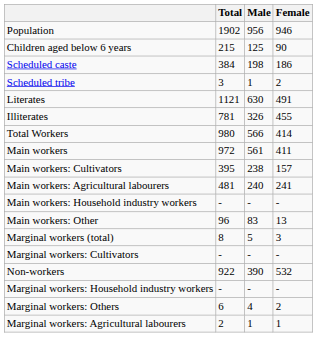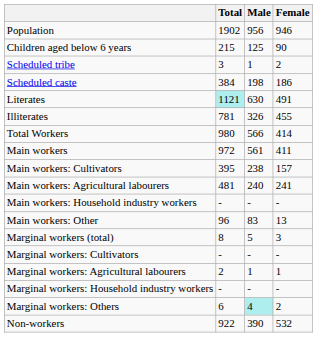rows swapped: (42, 64) <-> (41, 82)
(229, 99) no background -> (229, 99) paleturquoise background
rows swapped: (96, 323) <-> (36, 271)
(250, 306) no background -> (250, 306) paleturquoise background
